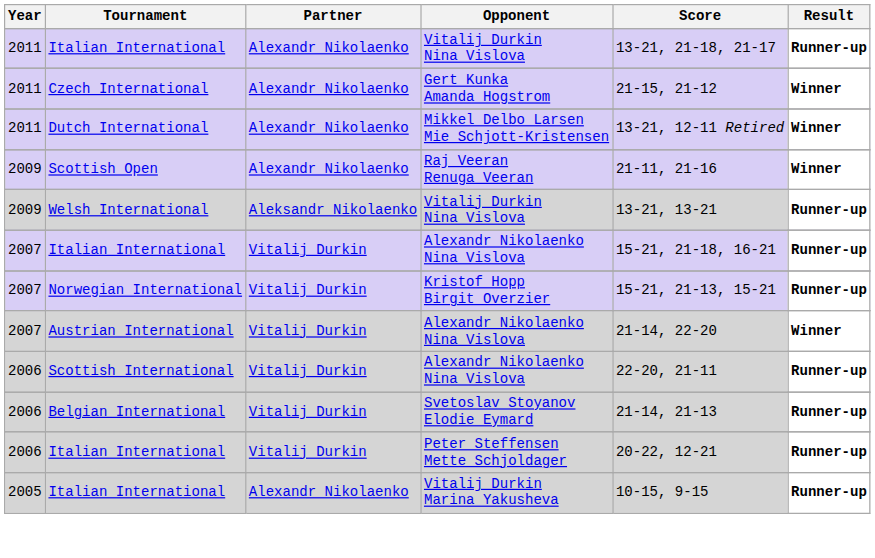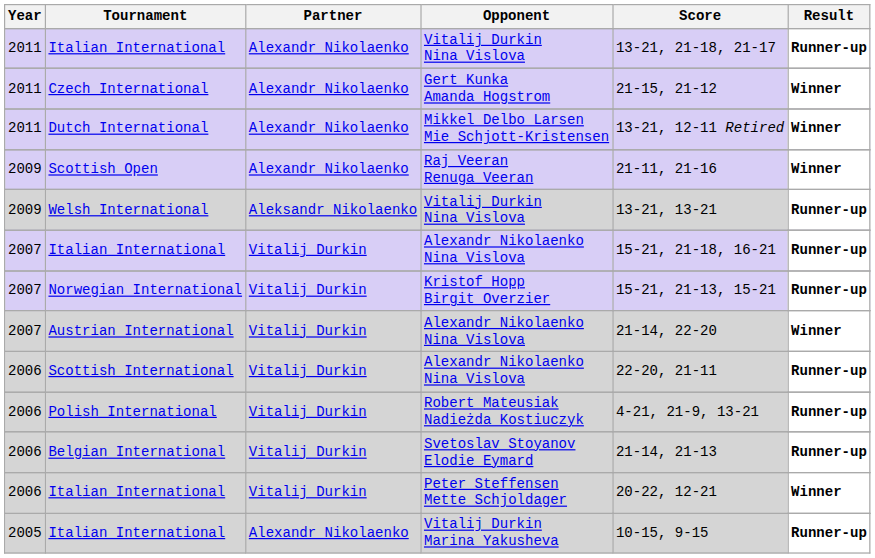+ row: (133, 412)
(829, 452) Runner-up -> (816, 492) Winner
